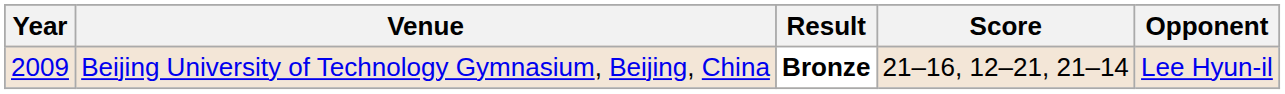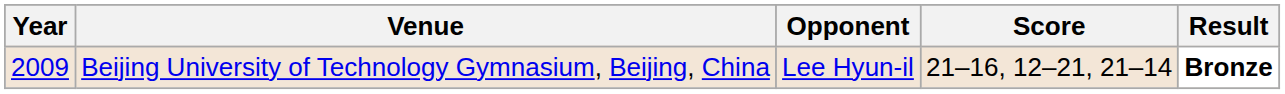columns swapped: (1207, 26) <-> (826, 26)
